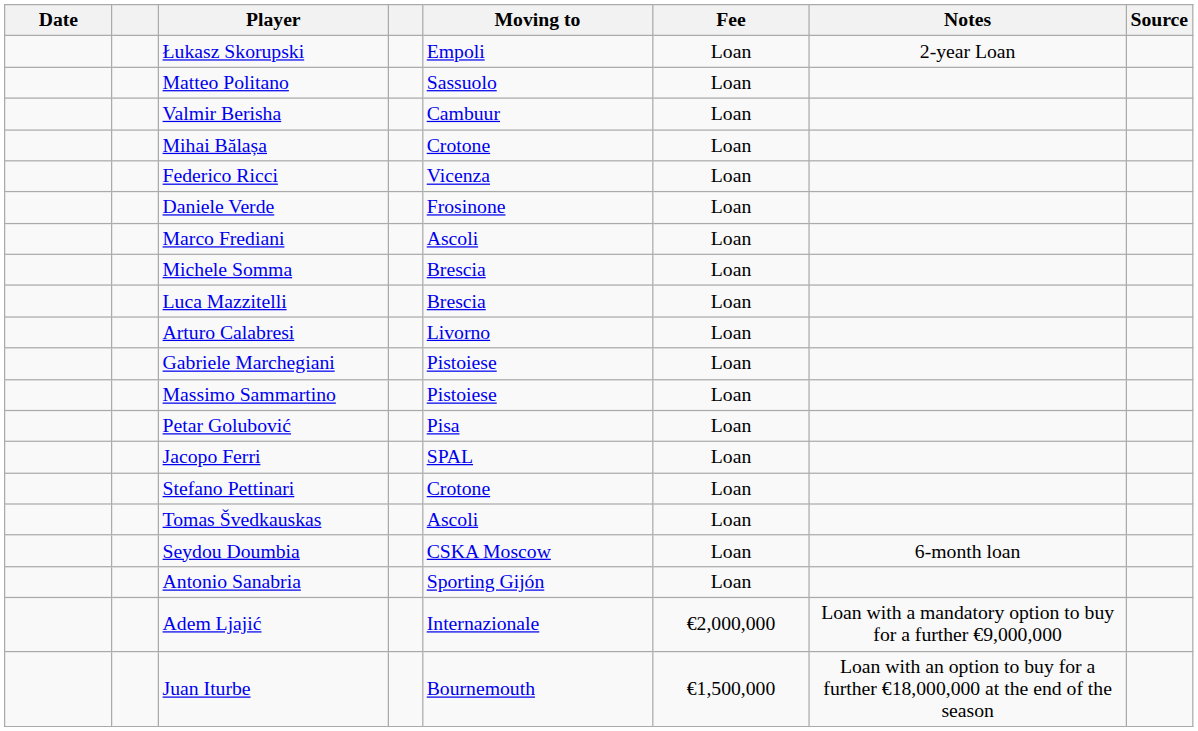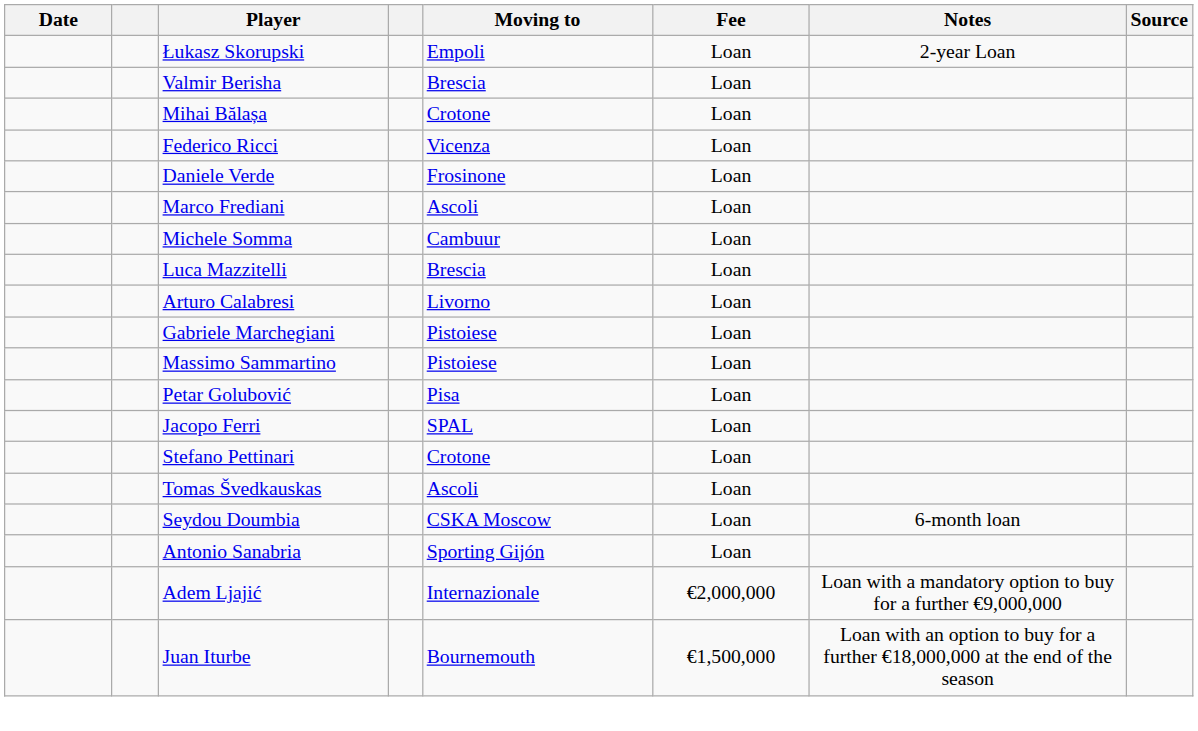- row: (226, 82)
(463, 113) Cambuur -> (456, 82) Brescia
(456, 269) Brescia -> (463, 238) Cambuur
